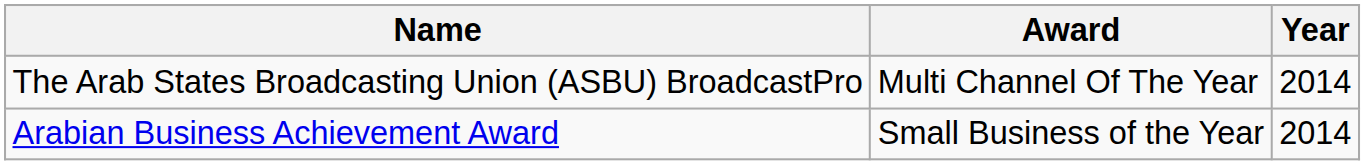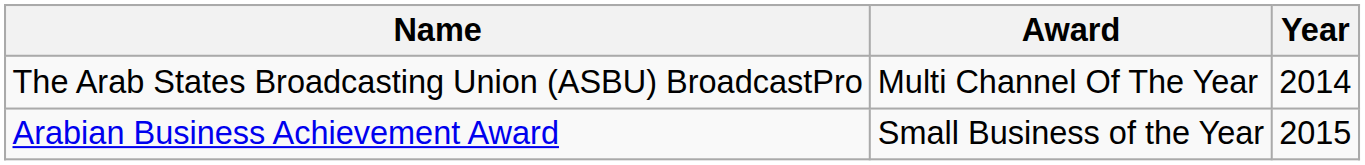(1315, 133) 2014 -> (1315, 133) 2015
